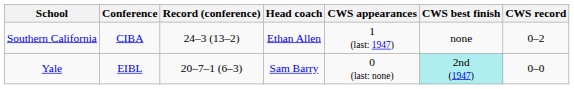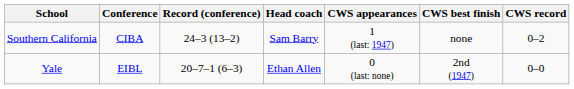(294, 37) Ethan Allen -> (294, 37) Sam Barry
(294, 68) Sam Barry -> (294, 68) Ethan Allen
(461, 68) paleturquoise background -> (461, 68) no background
